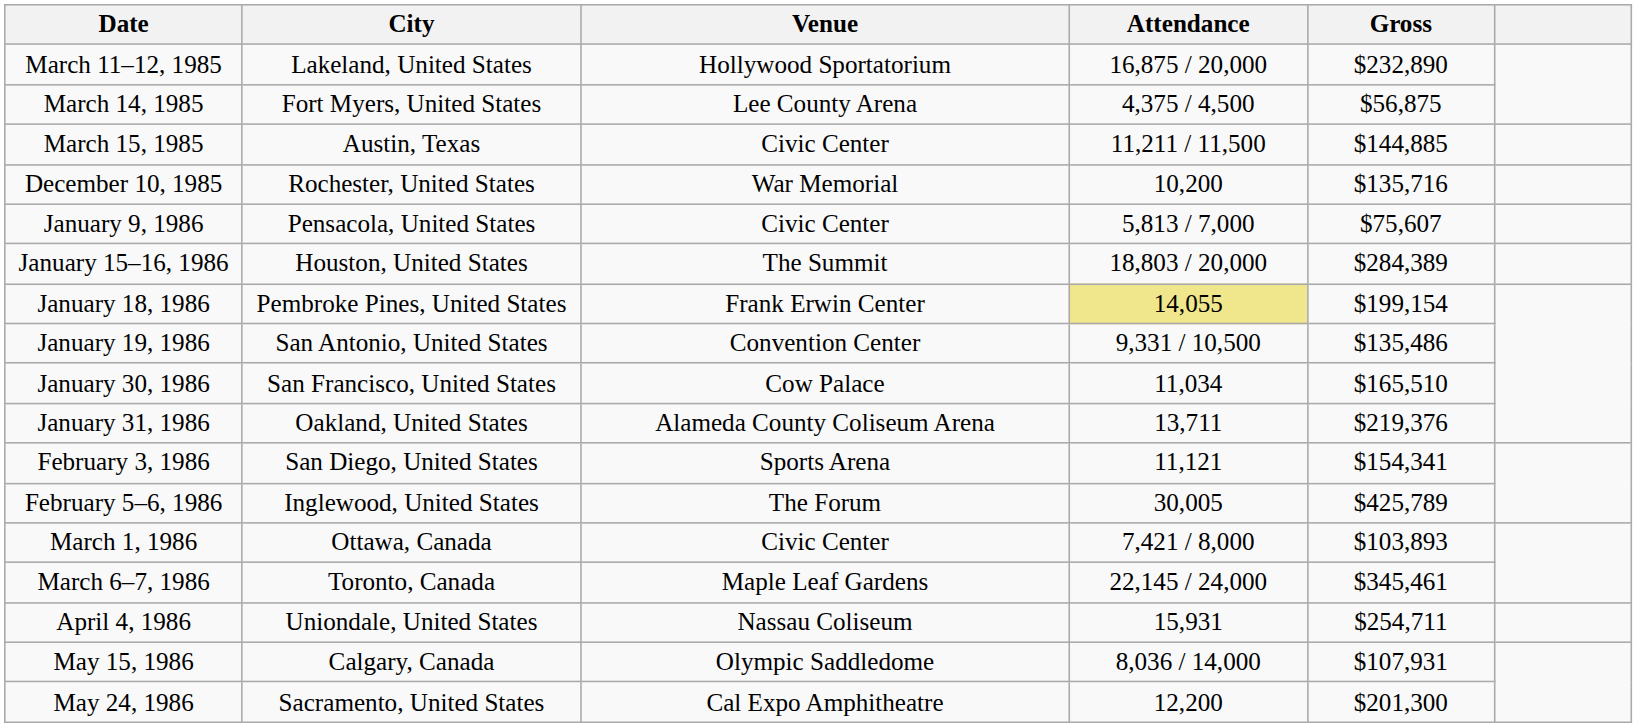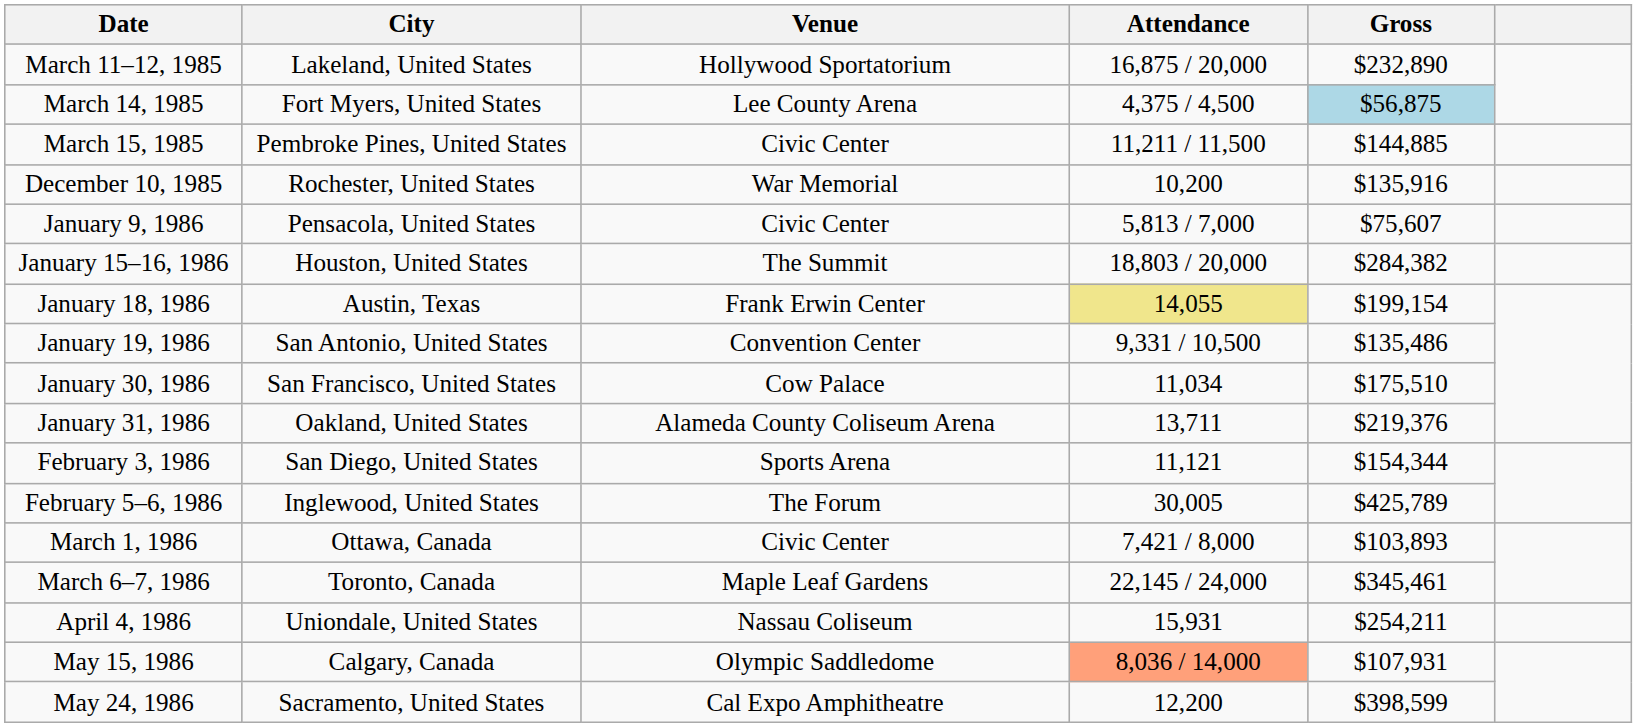(1401, 104) no background -> (1401, 104) lightblue background
(412, 143) Austin, Texas -> (412, 143) Pembroke Pines, United States
(1401, 183) $135,716 -> (1401, 183) $135,916
(1401, 263) $284,389 -> (1401, 263) $284,382
(412, 303) Pembroke Pines, United States -> (412, 303) Austin, Texas
(1401, 382) $165,510 -> (1401, 382) $175,510
(1401, 462) $154,341 -> (1401, 462) $154,344
(1401, 622) $254,711 -> (1401, 622) $254,211
(1188, 661) no background -> (1188, 661) lightsalmon background
(1401, 701) $201,300 -> (1401, 701) $398,599
